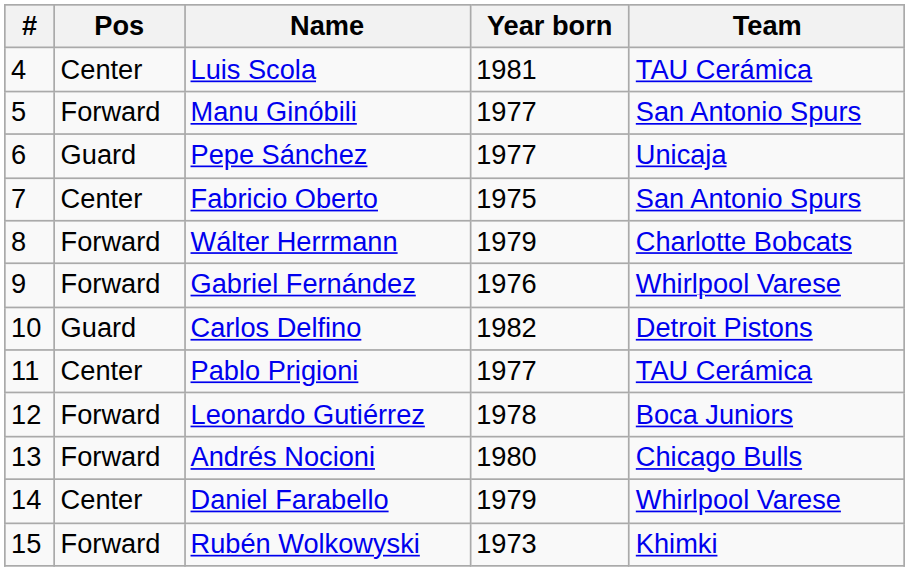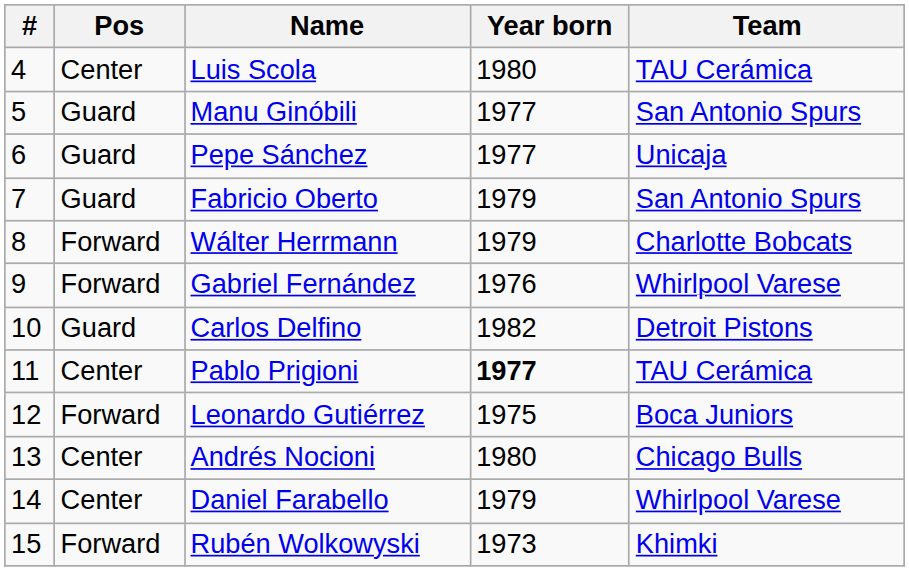(506, 69) 1981 -> (506, 69) 1980
(110, 112) Forward -> (98, 112) Guard
(101, 198) Center -> (98, 198) Guard
(506, 198) 1975 -> (506, 198) 1979
(506, 371) normal -> (506, 371) bold
(506, 414) 1978 -> (506, 414) 1975
(110, 457) Forward -> (101, 457) Center
